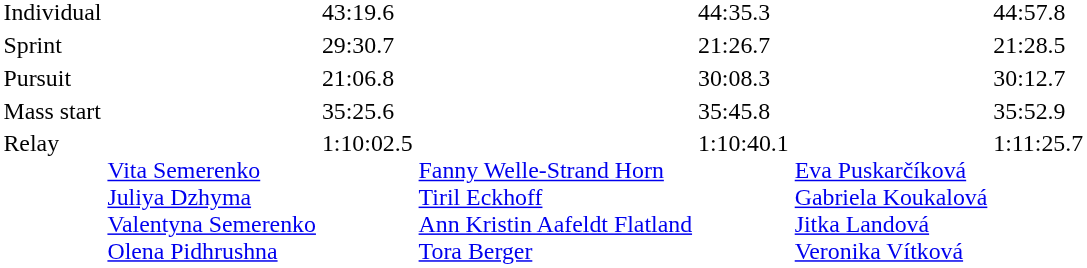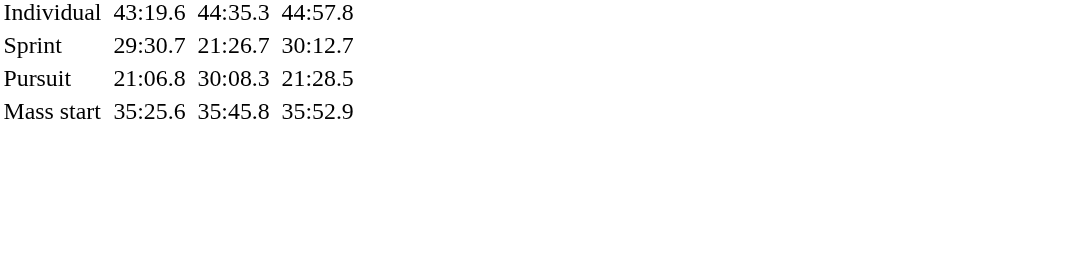(1029, 45) 21:28.5 -> (318, 45) 30:12.7
(1029, 78) 30:12.7 -> (318, 78) 21:28.5
- row: (31, 143)
